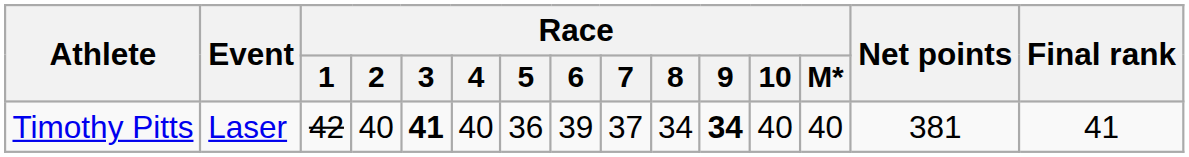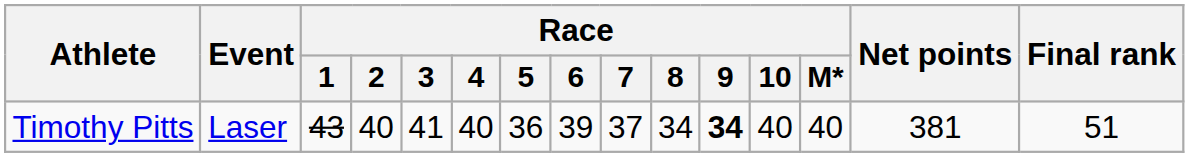(326, 127) 42 -> (326, 127) 43
(426, 127) bold -> (426, 127) normal
(1102, 127) 41 -> (1102, 127) 51
